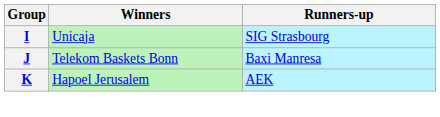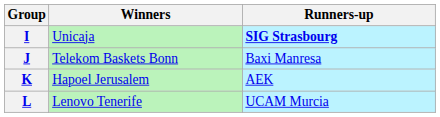(287, 36) normal -> (291, 36) bold
+ row: (27, 101)
